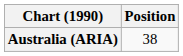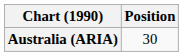(150, 39) 38 -> (150, 39) 30
